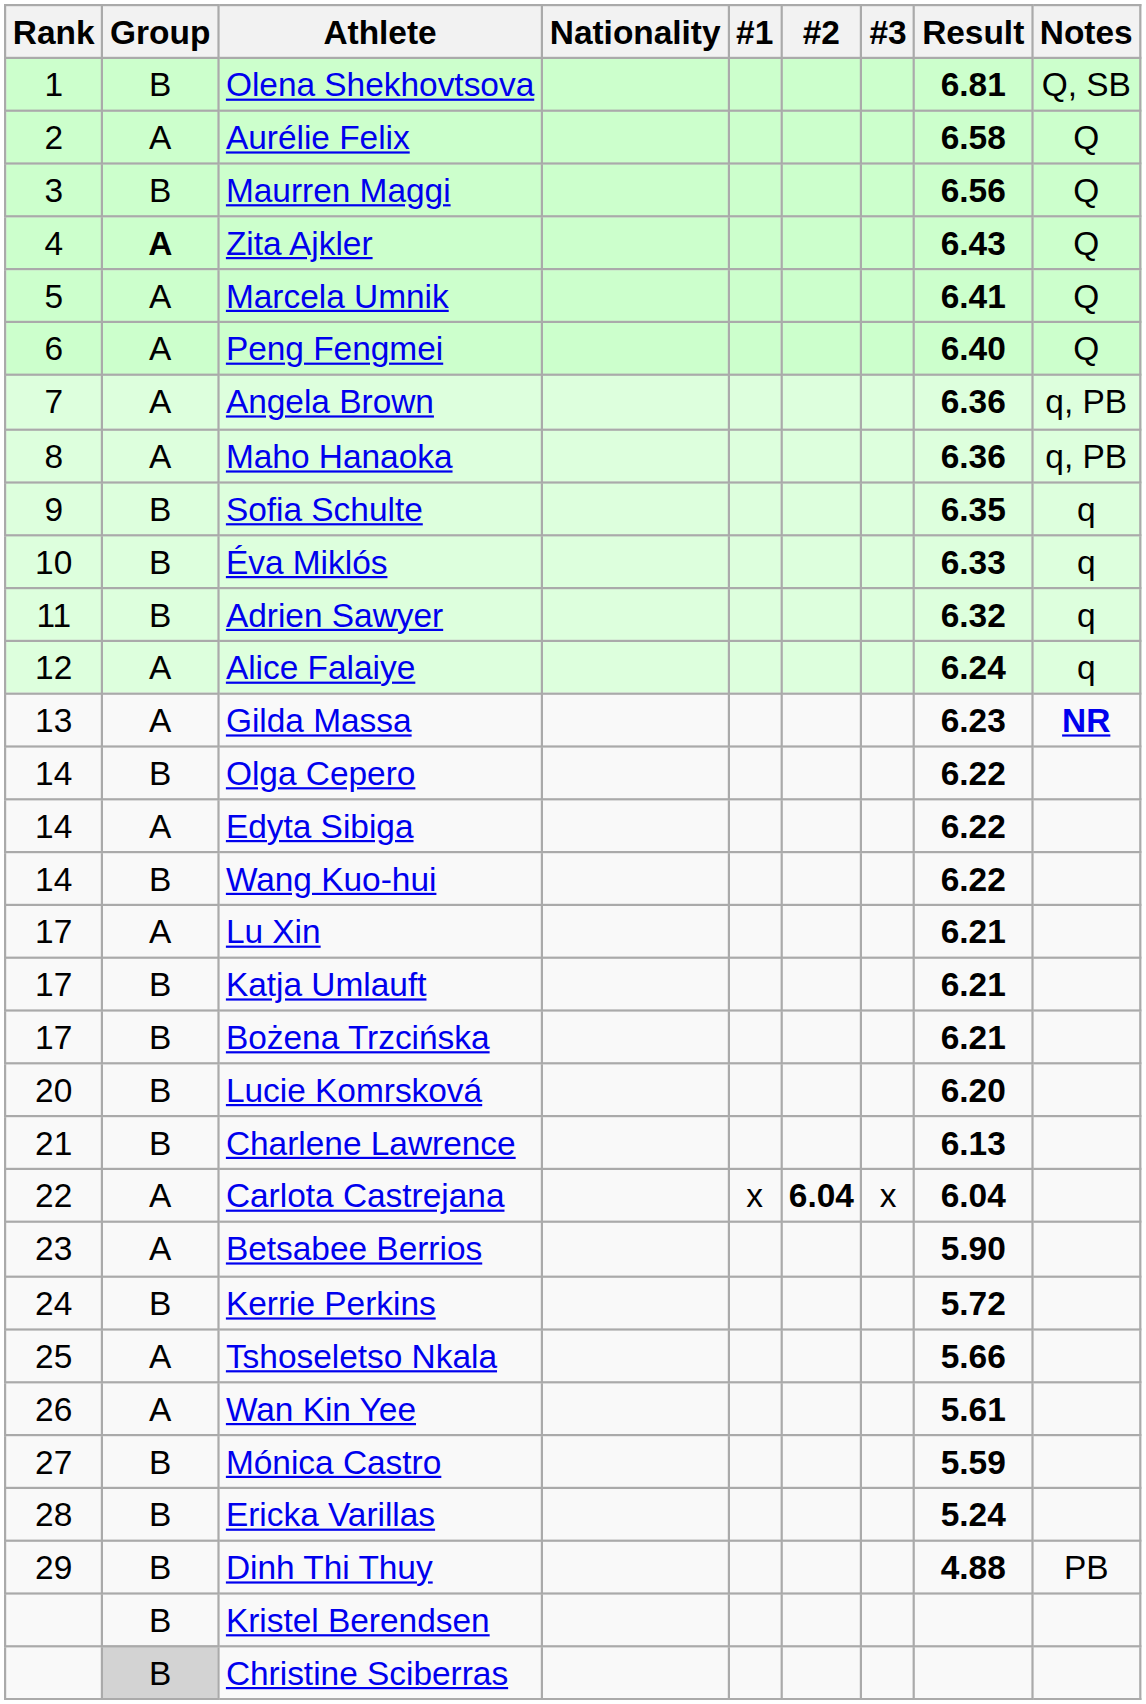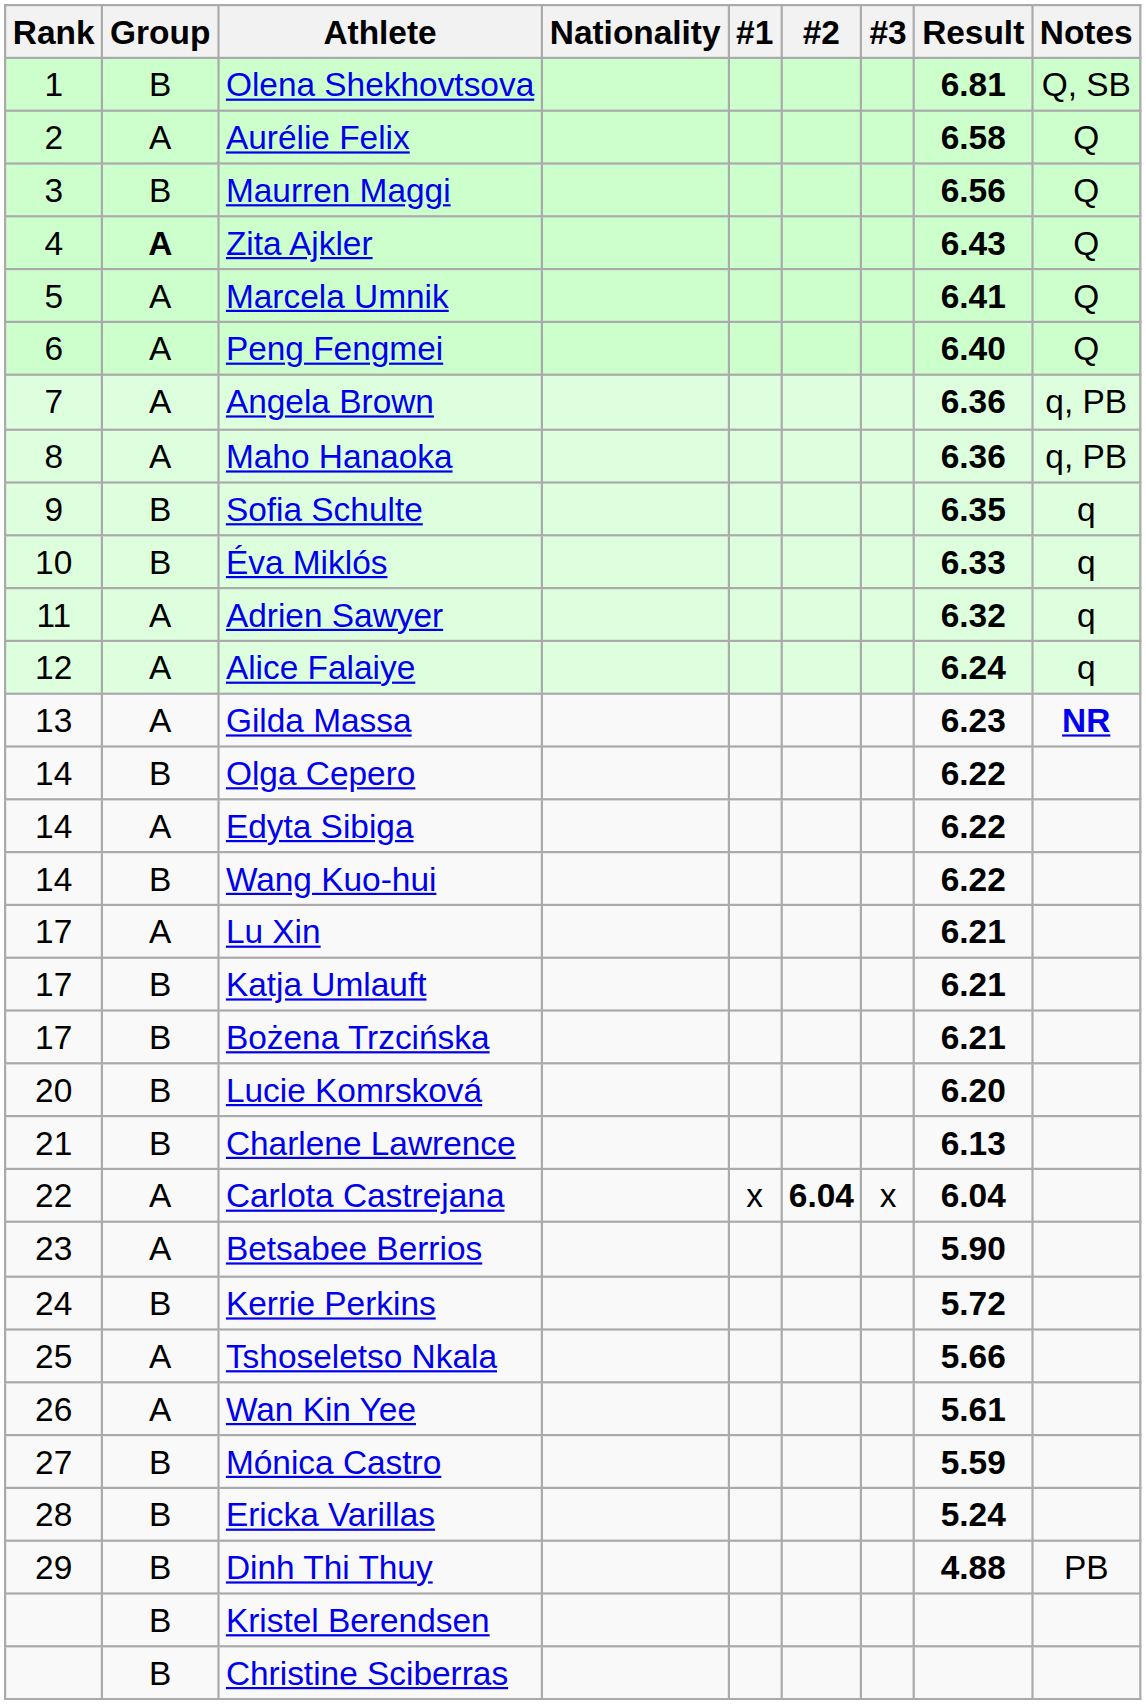(160, 614) B -> (160, 614) A
(160, 1673) lightgrey background -> (160, 1673) no background
